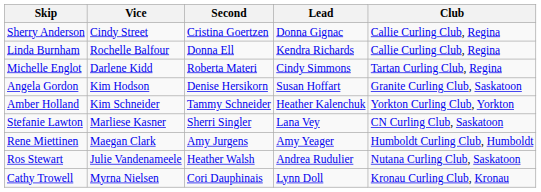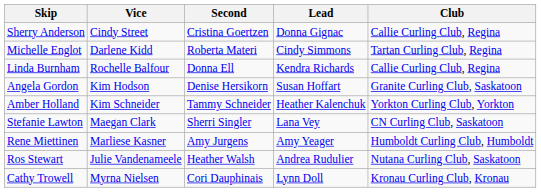rows swapped: (43, 50) <-> (44, 68)
(128, 123) Marliese Kasner -> (123, 123) Maegan Clark
(123, 141) Maegan Clark -> (128, 141) Marliese Kasner
